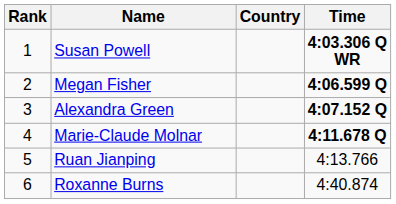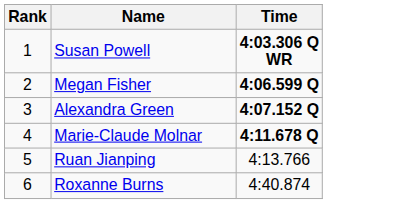- column: (270, 17)
